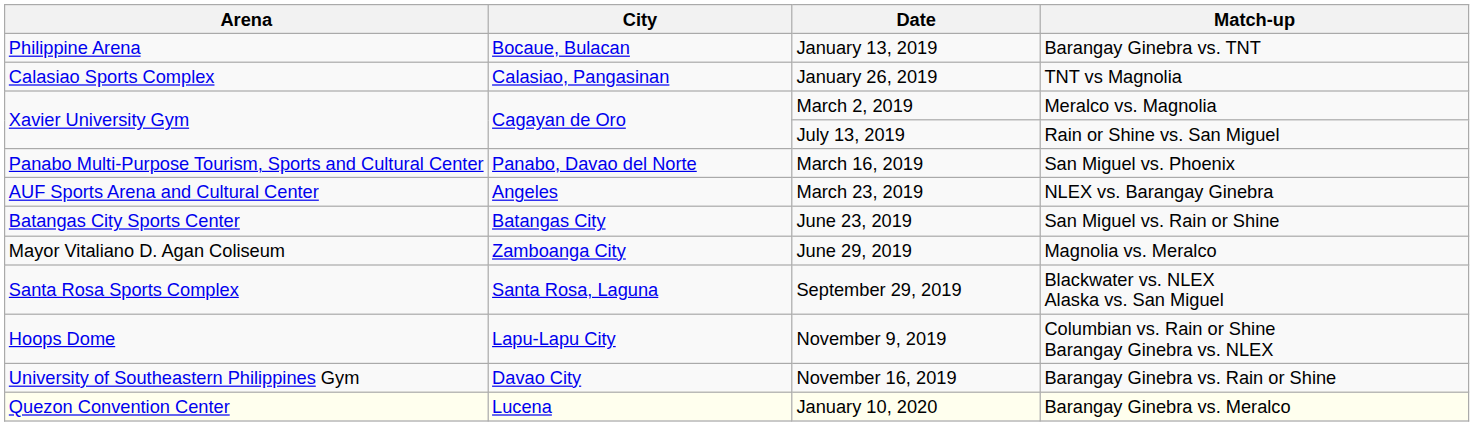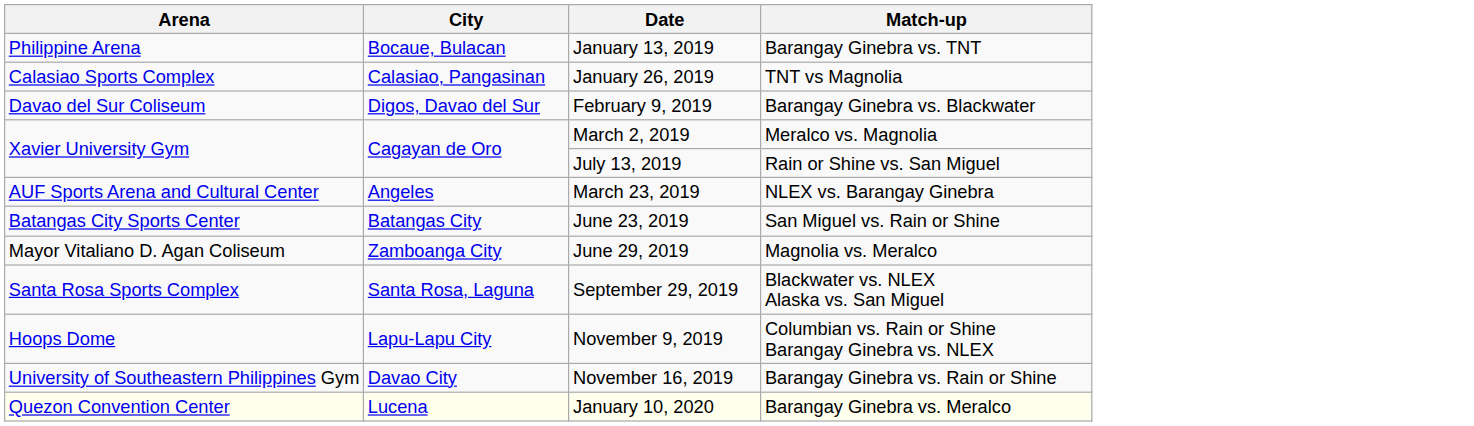+ row: (642, 106)
- row: (860, 164)
